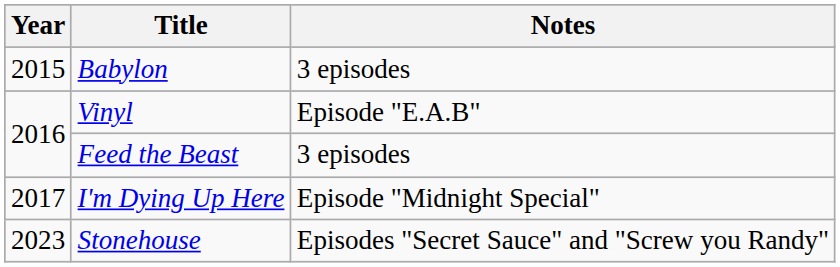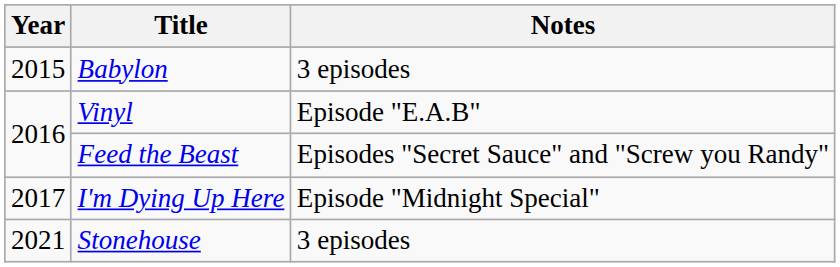(354, 154) 3 episodes -> (563, 154) Episodes "Secret Sauce" and "Screw you Randy"
(38, 240) 2023 -> (38, 240) 2021
(563, 240) Episodes "Secret Sauce" and "Screw you Randy" -> (354, 240) 3 episodes
